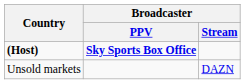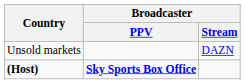rows swapped: (23, 50) <-> (44, 69)
